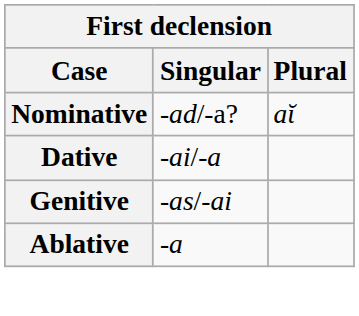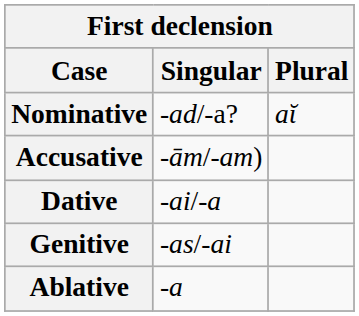+ row: (79, 157)
